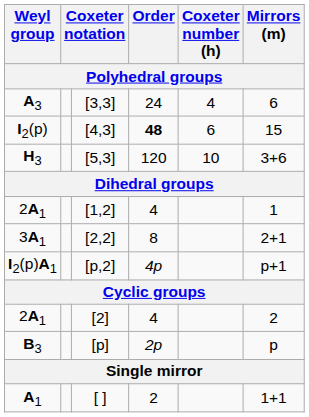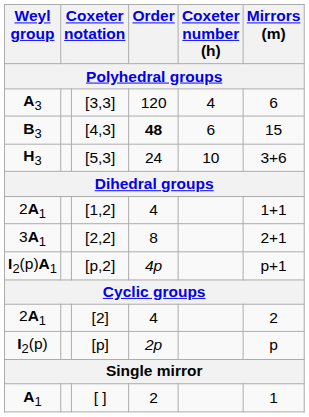(154, 102) 24 -> (154, 102) 120
(33, 130) I2(p) -> (33, 130) B3
(154, 157) 120 -> (154, 157) 24
(274, 210) 1 -> (274, 210) 1+1
(33, 346) B3 -> (33, 346) I2(p)
(274, 397) 1+1 -> (274, 397) 1
